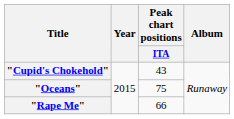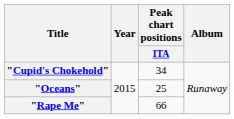(161, 71) 43 -> (161, 71) 34
(161, 88) 75 -> (161, 88) 25
